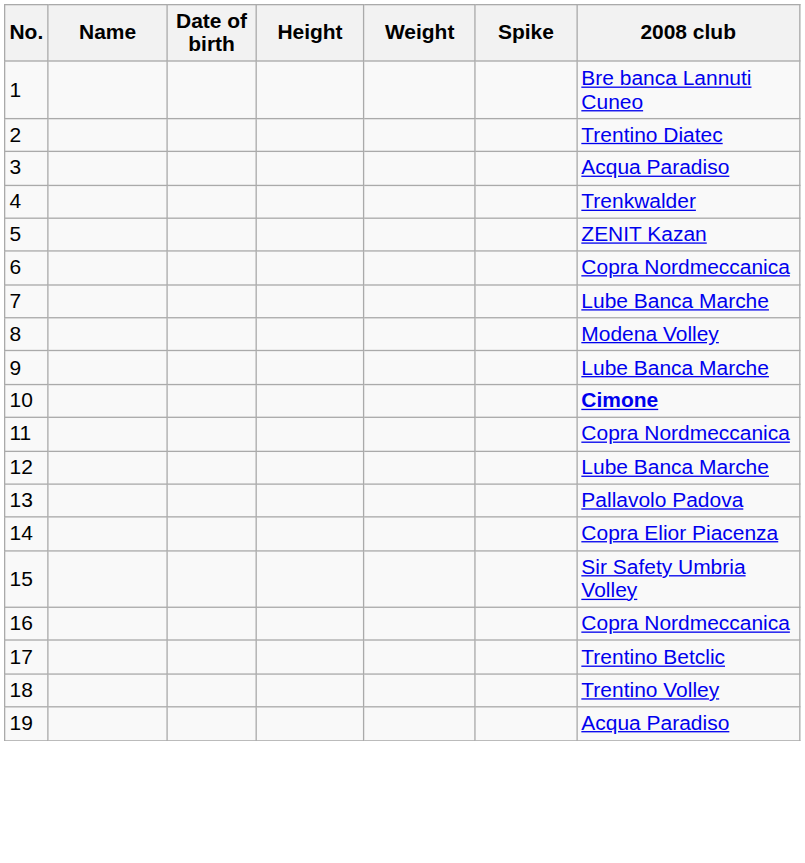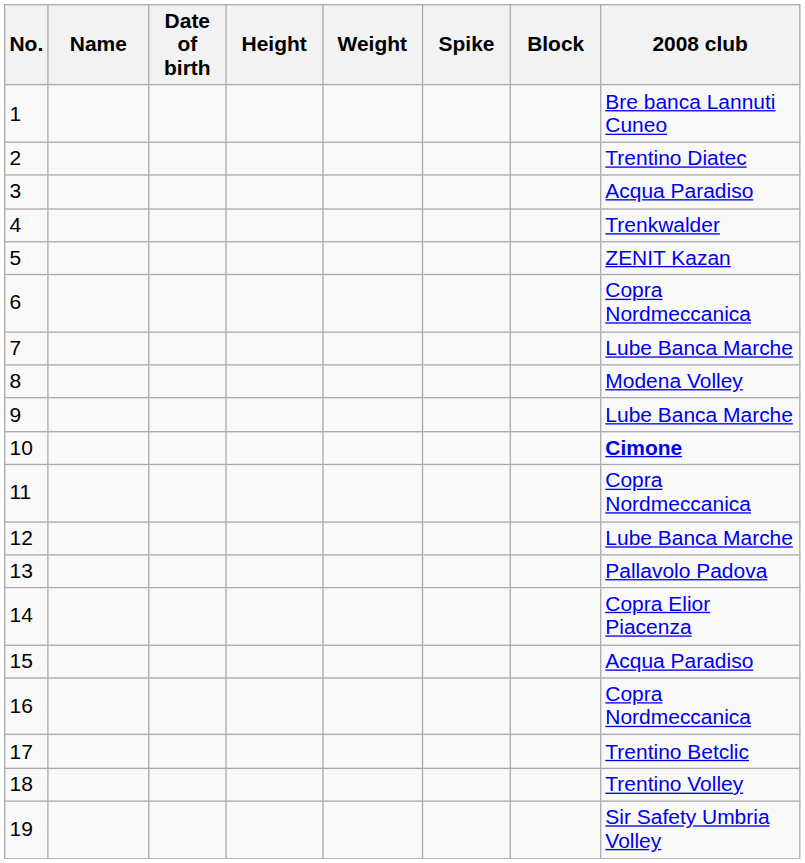+ column: (556, 44)
(663, 578) Sir Safety Umbria Volley -> (679, 661) Acqua Paradiso
(655, 723) Acqua Paradiso -> (687, 829) Sir Safety Umbria Volley
